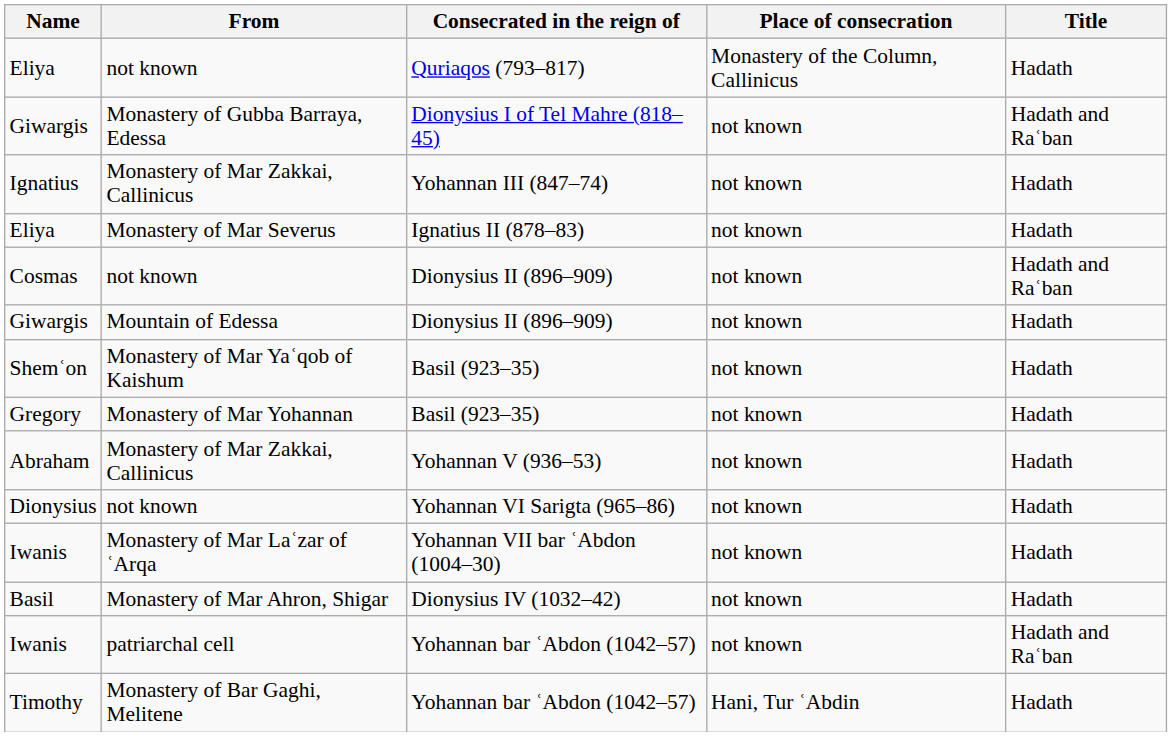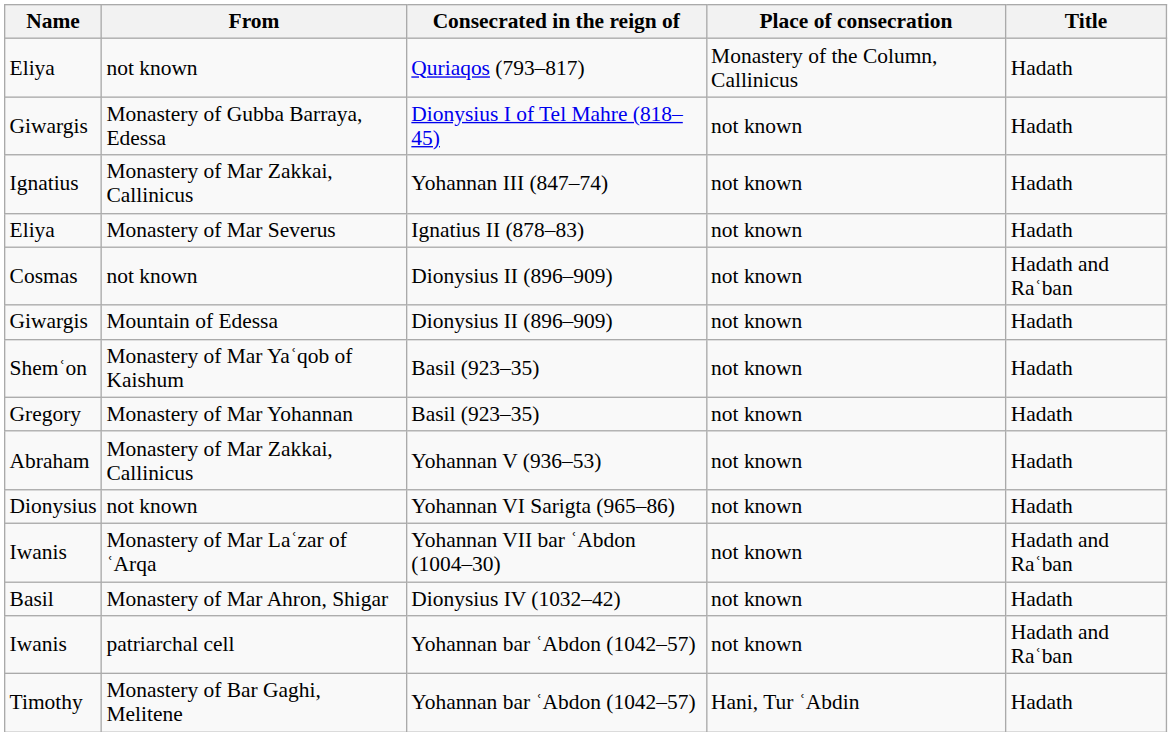(1060, 125) Hadath and Raʿban -> (1042, 125) Hadath
(1042, 552) Hadath -> (1060, 552) Hadath and Raʿban
